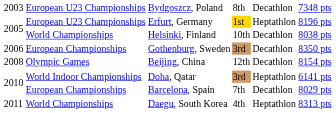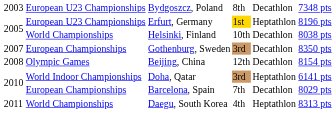(14, 48) 2006 -> (14, 48) 2007
